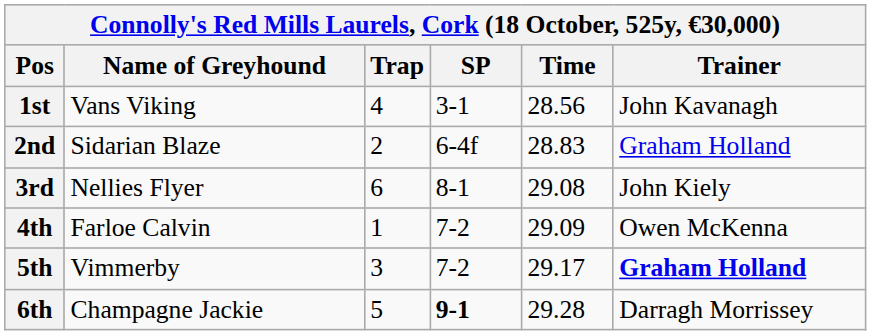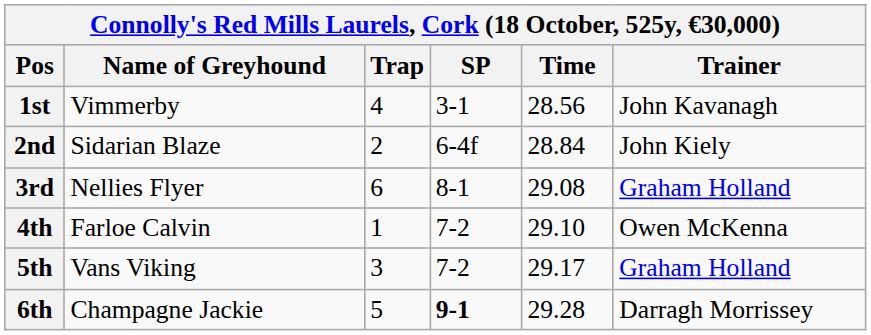(133, 106) Vans Viking -> (125, 106) Vimmerby
(556, 146) 28.83 -> (556, 146) 28.84
(705, 146) Graham Holland -> (675, 146) John Kiely
(675, 187) John Kiely -> (705, 187) Graham Holland
(556, 227) 29.09 -> (556, 227) 29.10
(125, 268) Vimmerby -> (133, 268) Vans Viking
(713, 268) bold -> (705, 268) normal
